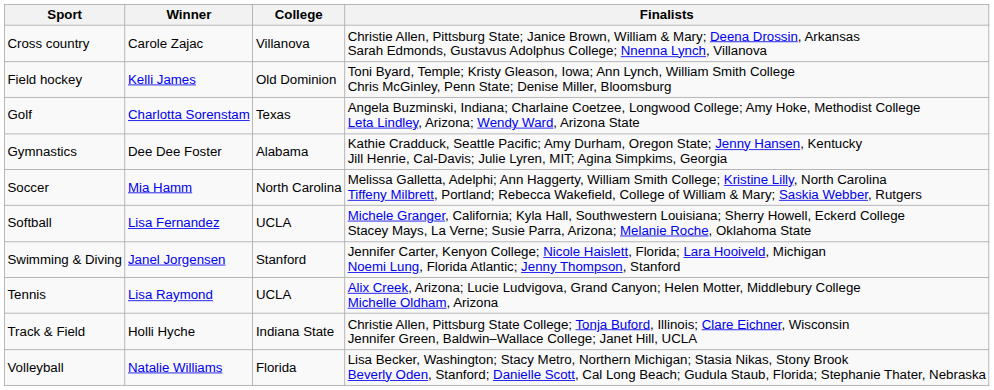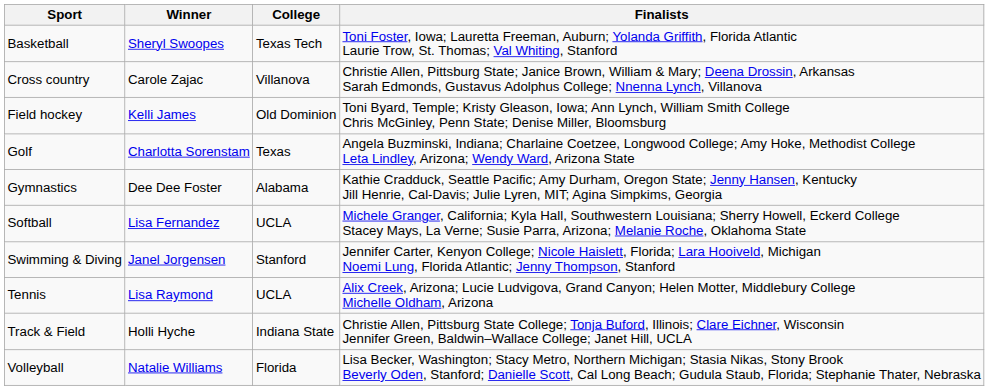+ row: (38, 43)
- row: (28, 187)
